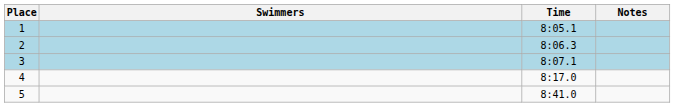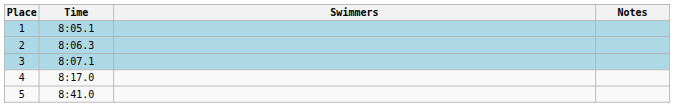columns swapped: (280, 13) <-> (558, 13)
